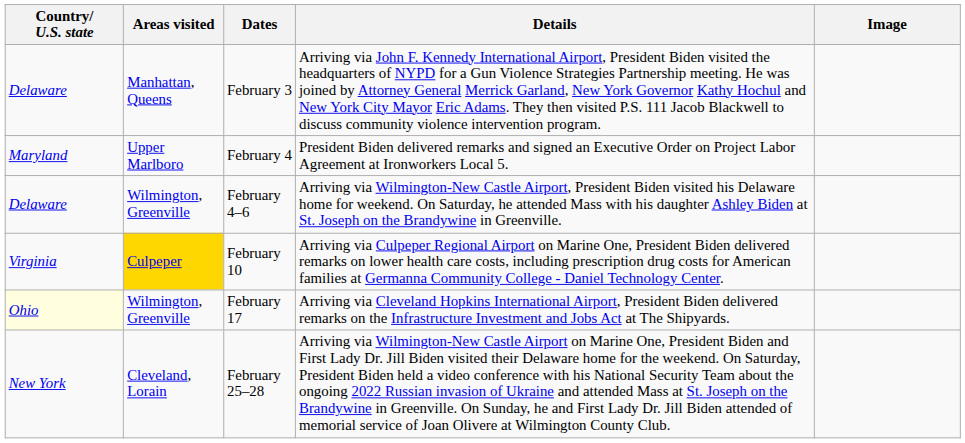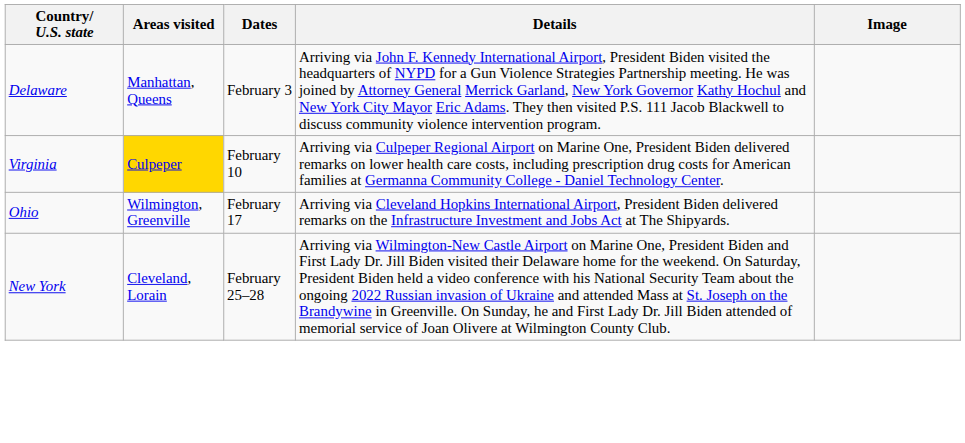- row: (259, 155)
- row: (254, 204)
(24, 310) lightyellow background -> (24, 212) no background
